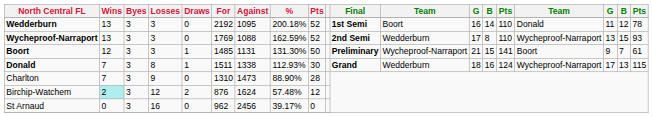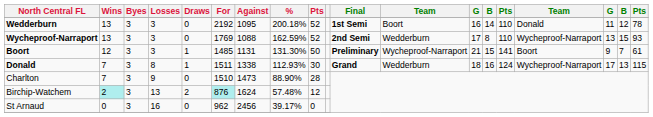(223, 78) 1310 -> (223, 78) 1510
(155, 92) 12 -> (155, 92) 13
(221, 92) no background -> (221, 92) paleturquoise background
